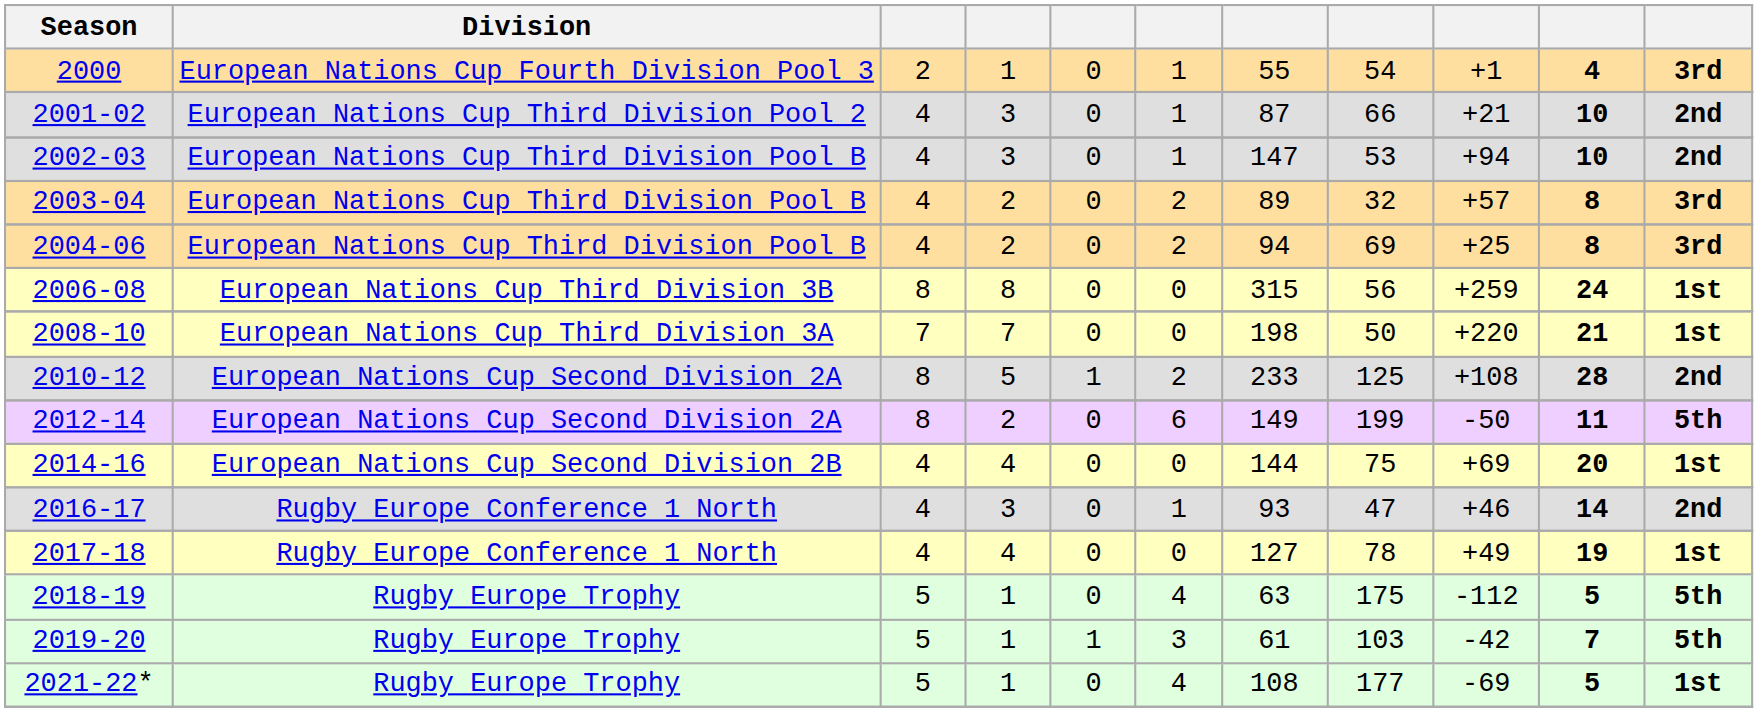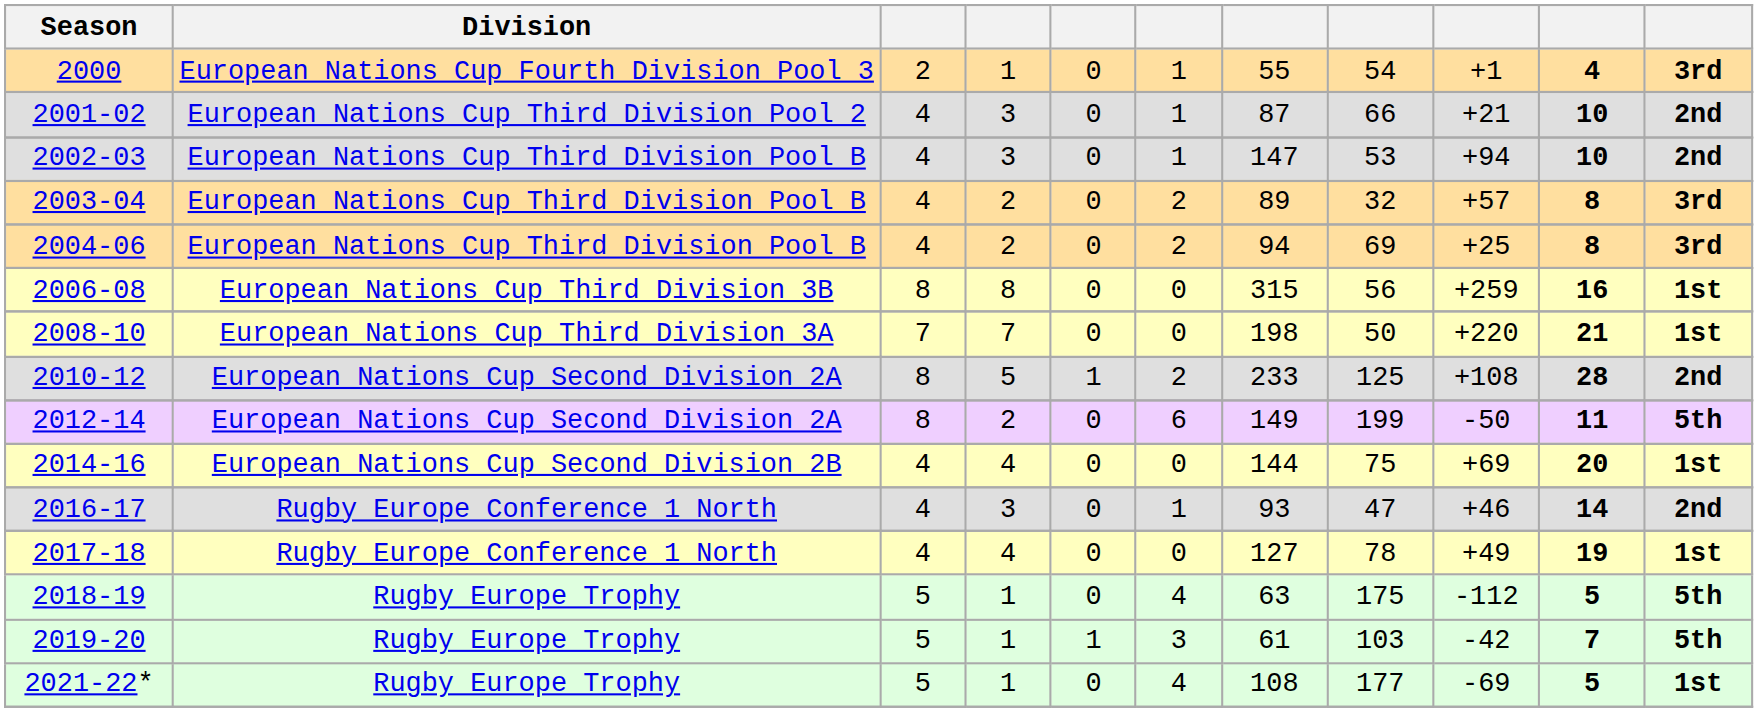(1592, 290) 24 -> (1592, 290) 16
